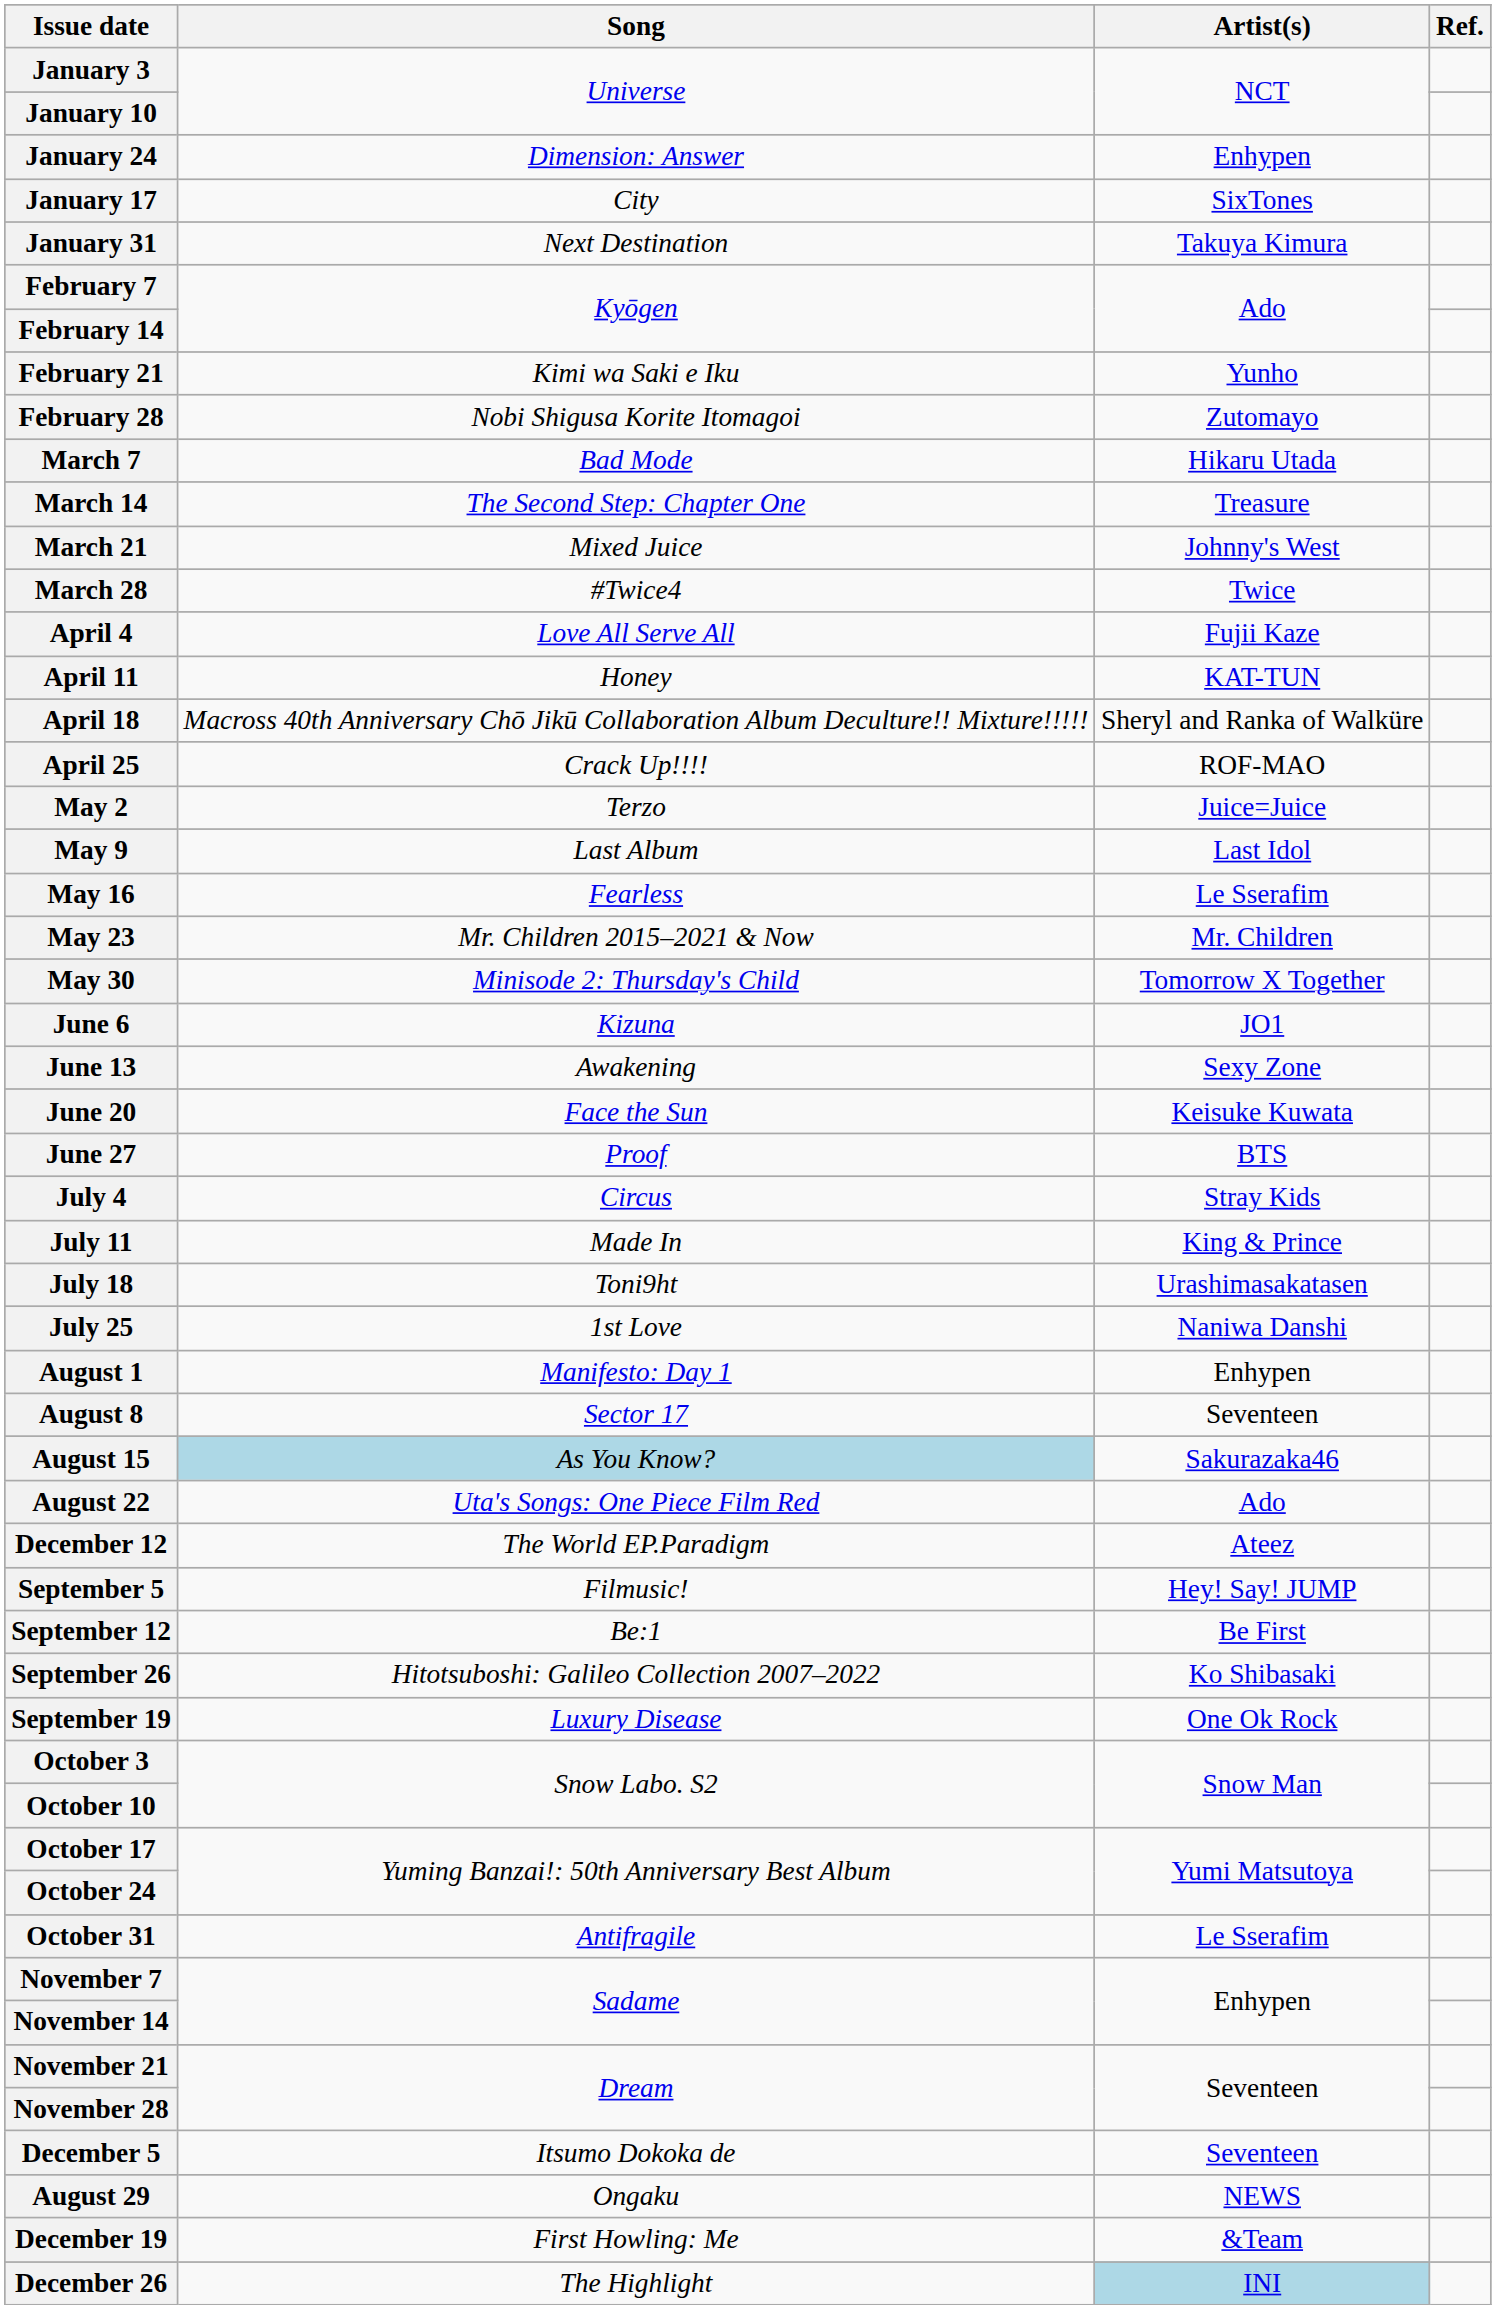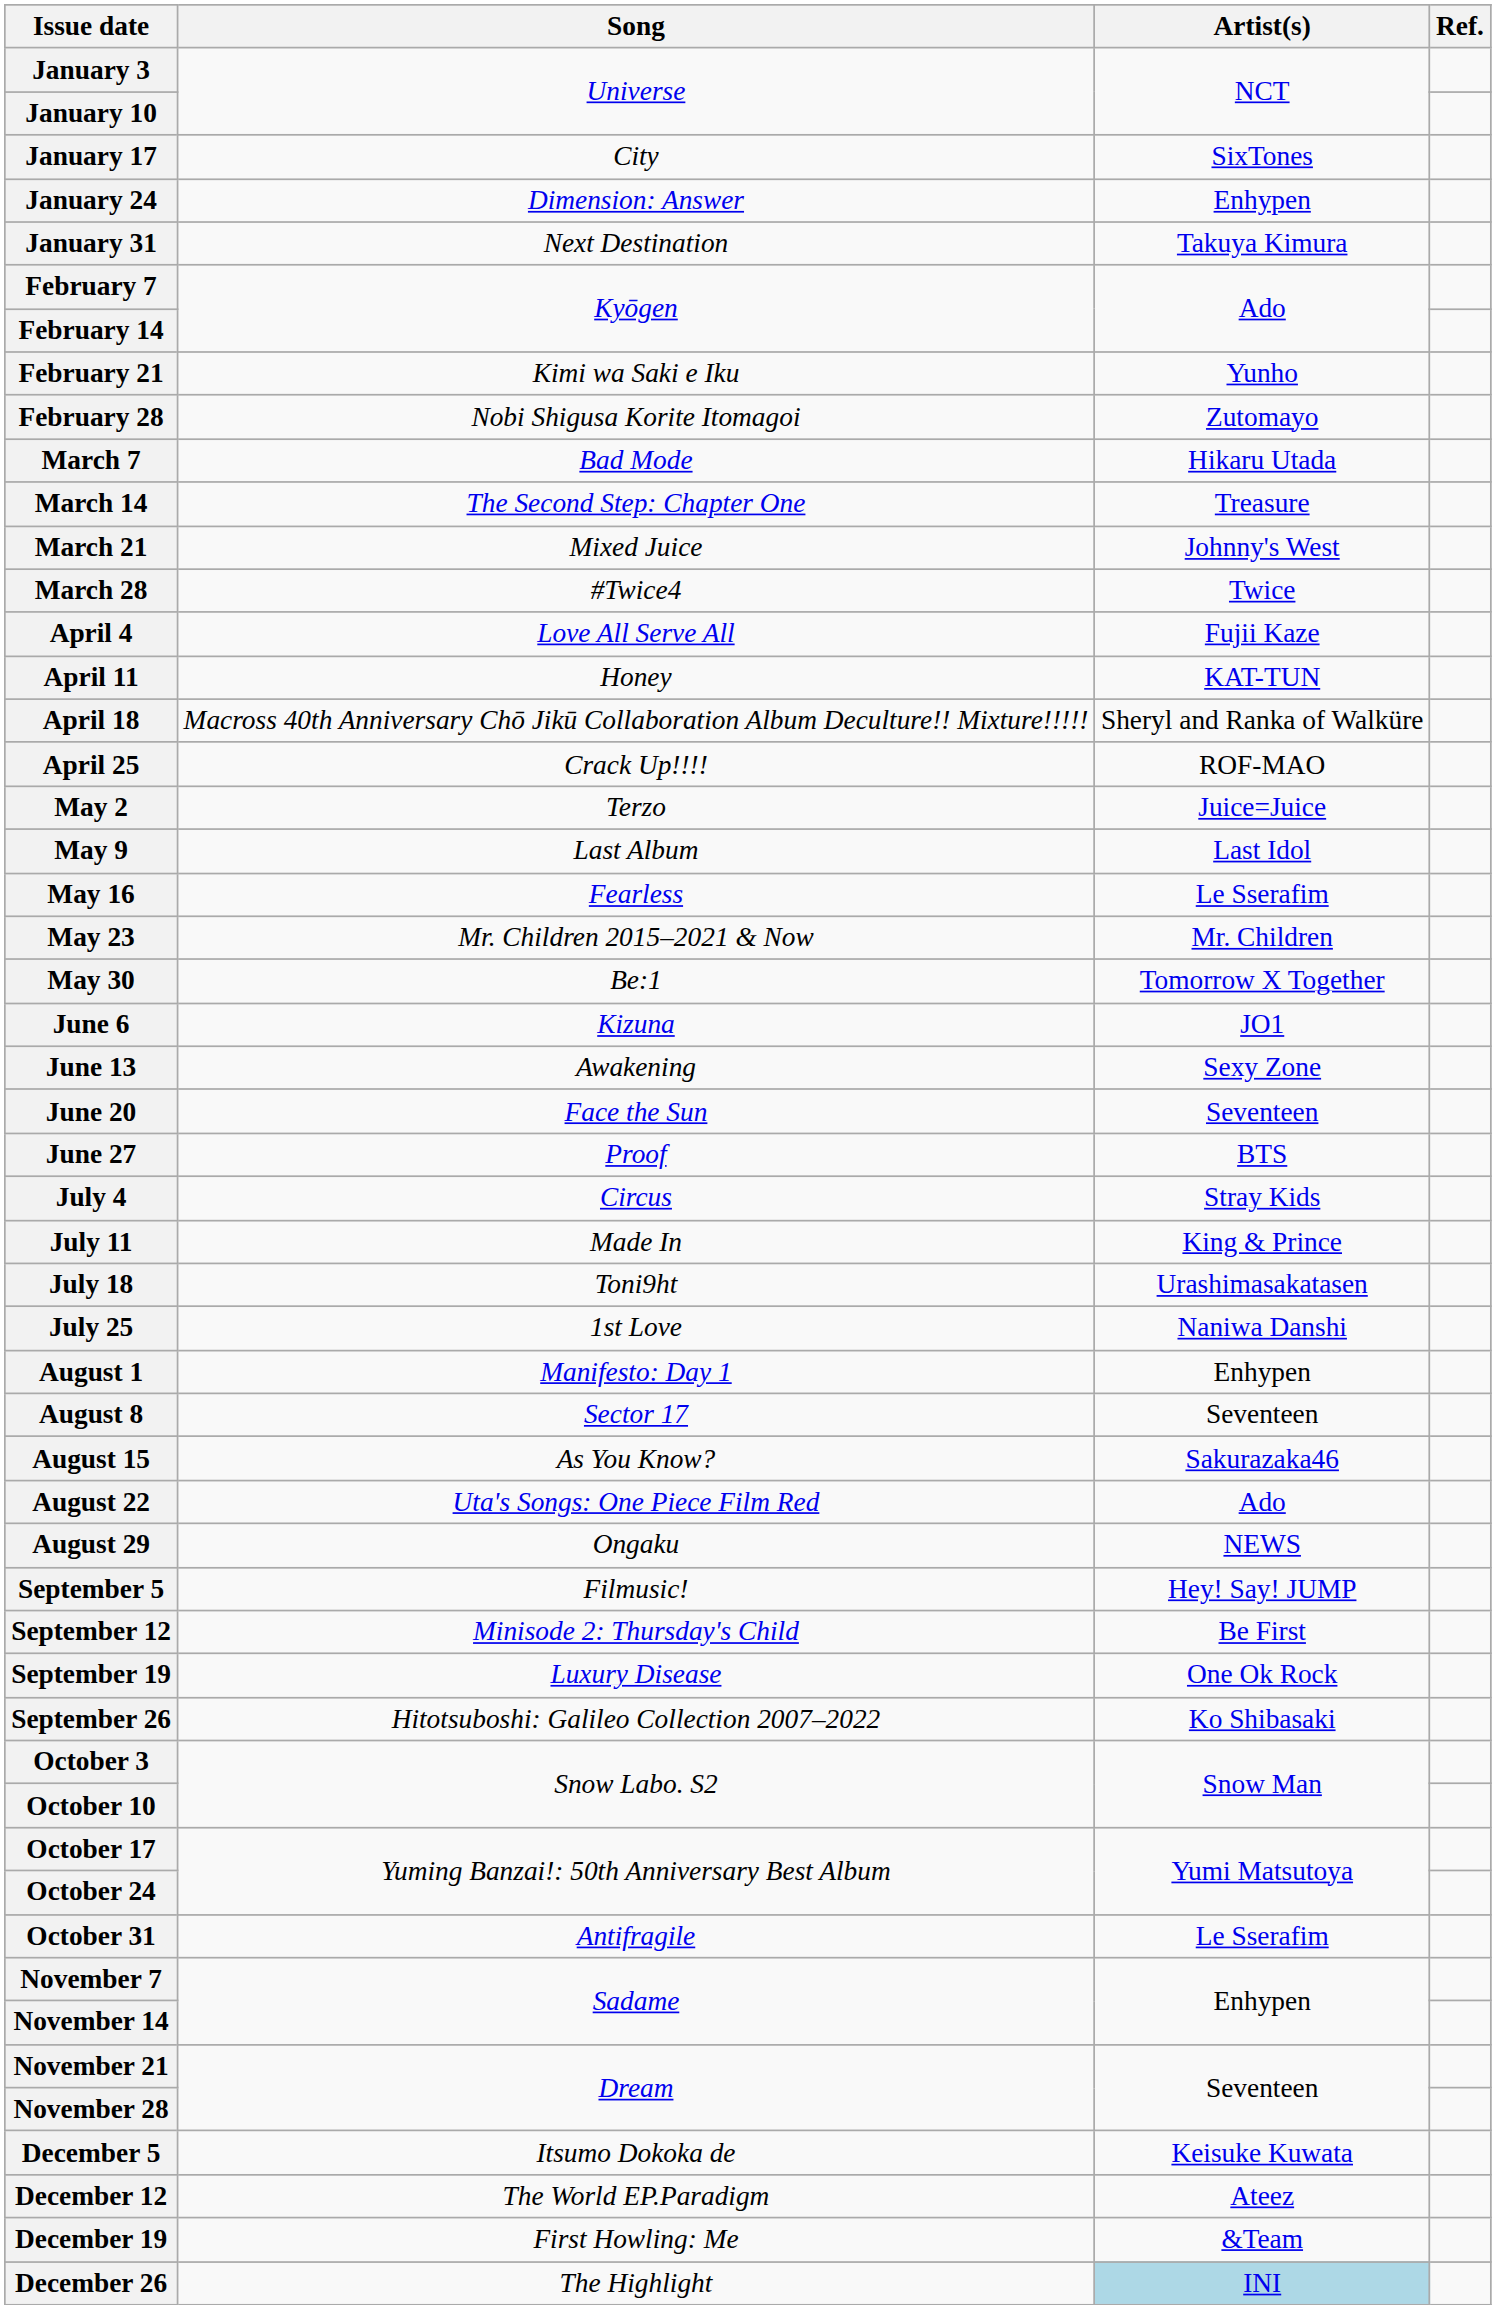rows swapped: (91, 199) <-> (91, 156)
(636, 980) Minisode 2: Thursday's Child -> (636, 980) Be:1
(1262, 1110) Keisuke Kuwata -> (1262, 1110) Seventeen
(636, 1458) lightblue background -> (636, 1458) no background
rows swapped: (91, 2195) <-> (91, 1544)
(636, 1631) Be:1 -> (636, 1631) Minisode 2: Thursday's Child
rows swapped: (91, 1718) <-> (91, 1675)
(1262, 2152) Seventeen -> (1262, 2152) Keisuke Kuwata
